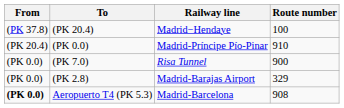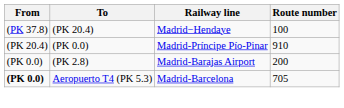- row: (70, 62)
(280, 78) 329 -> (280, 62) 200
(280, 95) 908 -> (280, 78) 705
